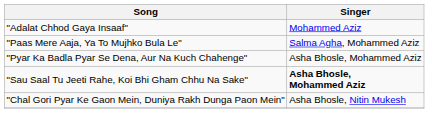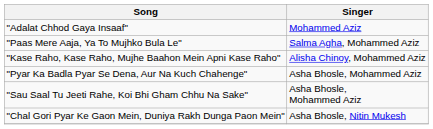+ row: (143, 58)
(327, 79) bold -> (325, 95) normal
